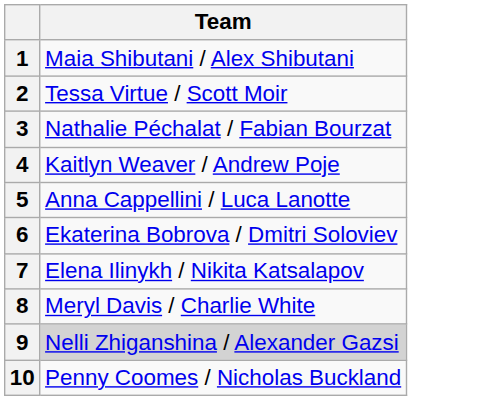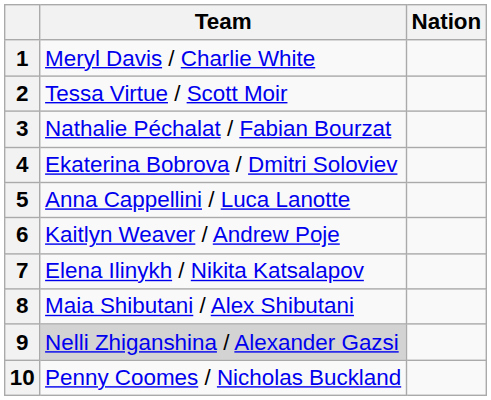+ column: (446, 22)
(200, 57) Maia Shibutani / Alex Shibutani -> (180, 57) Meryl Davis / Charlie White
(192, 164) Kaitlyn Weaver / Andrew Poje -> (221, 164) Ekaterina Bobrova / Dmitri Soloviev
(221, 235) Ekaterina Bobrova / Dmitri Soloviev -> (192, 235) Kaitlyn Weaver / Andrew Poje
(180, 306) Meryl Davis / Charlie White -> (200, 306) Maia Shibutani / Alex Shibutani
